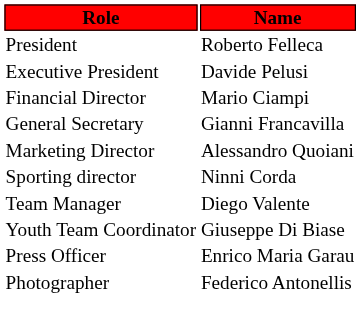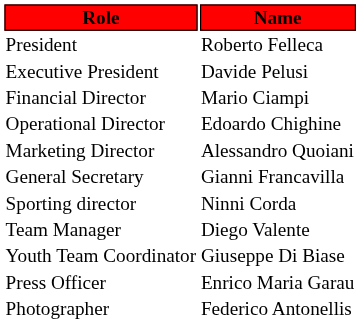+ row: (85, 124)
rows swapped: (80, 150) <-> (75, 124)
